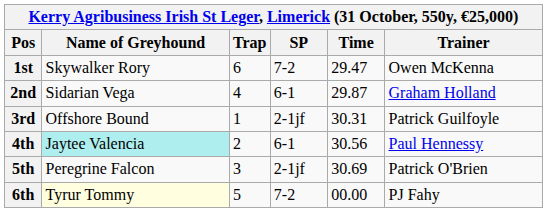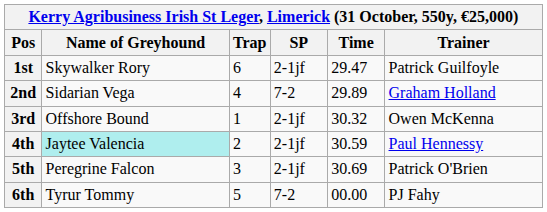(284, 67) 7-2 -> (289, 67) 2-1jf
(441, 67) Owen McKenna -> (444, 67) Patrick Guilfoyle
(284, 93) 6-1 -> (284, 93) 7-2
(349, 93) 29.87 -> (349, 93) 29.89
(349, 118) 30.31 -> (349, 118) 30.32
(444, 118) Patrick Guilfoyle -> (441, 118) Owen McKenna
(284, 144) 6-1 -> (289, 144) 2-1jf
(349, 144) 30.56 -> (349, 144) 30.59
(90, 194) lightyellow background -> (90, 194) no background
